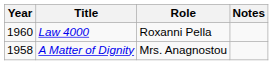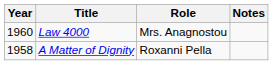(175, 32) Roxanni Pella -> (183, 32) Mrs. Anagnostou
(183, 50) Mrs. Anagnostou -> (175, 50) Roxanni Pella
